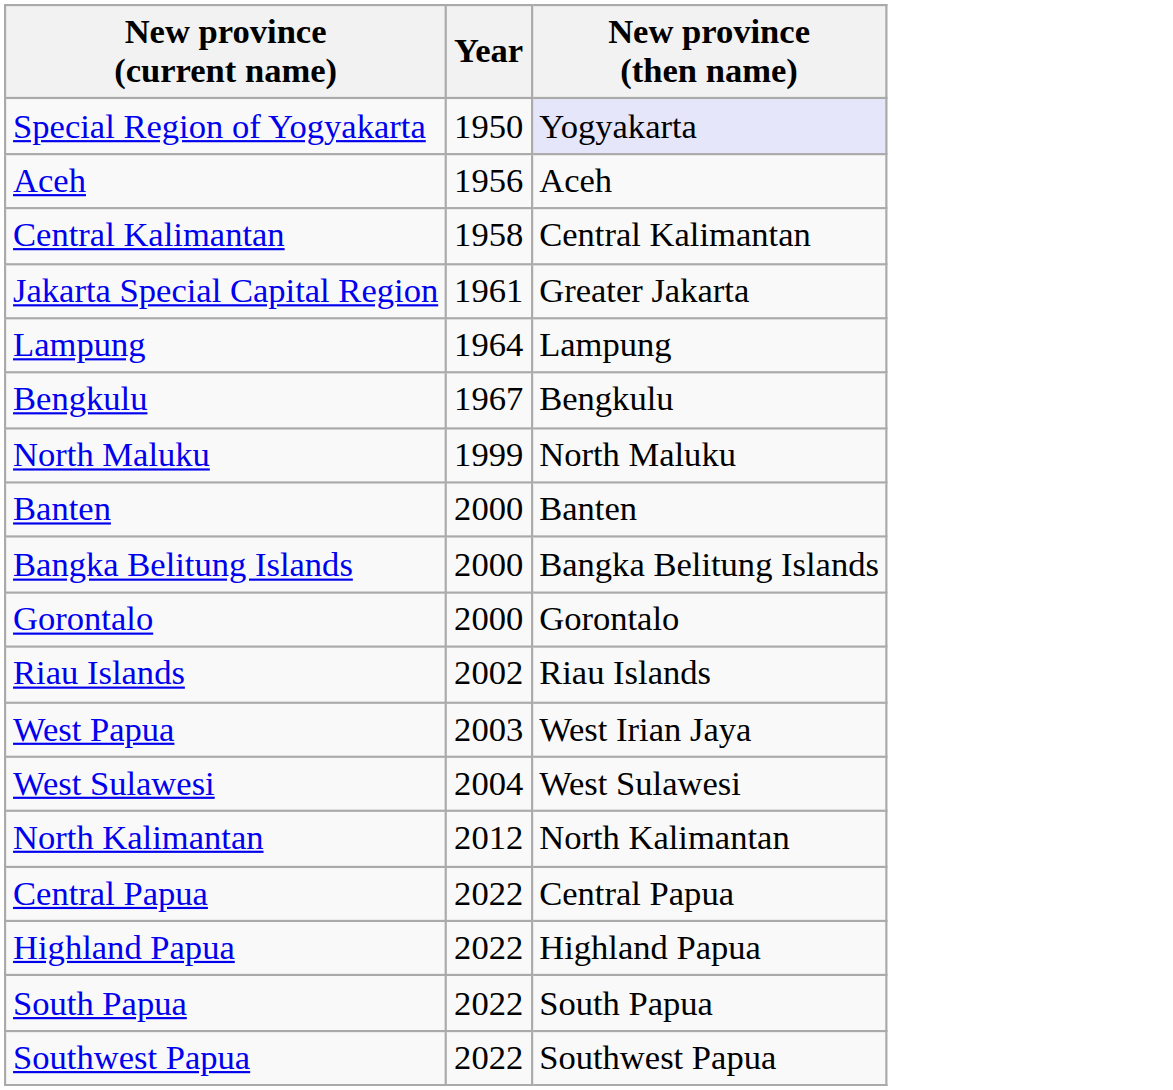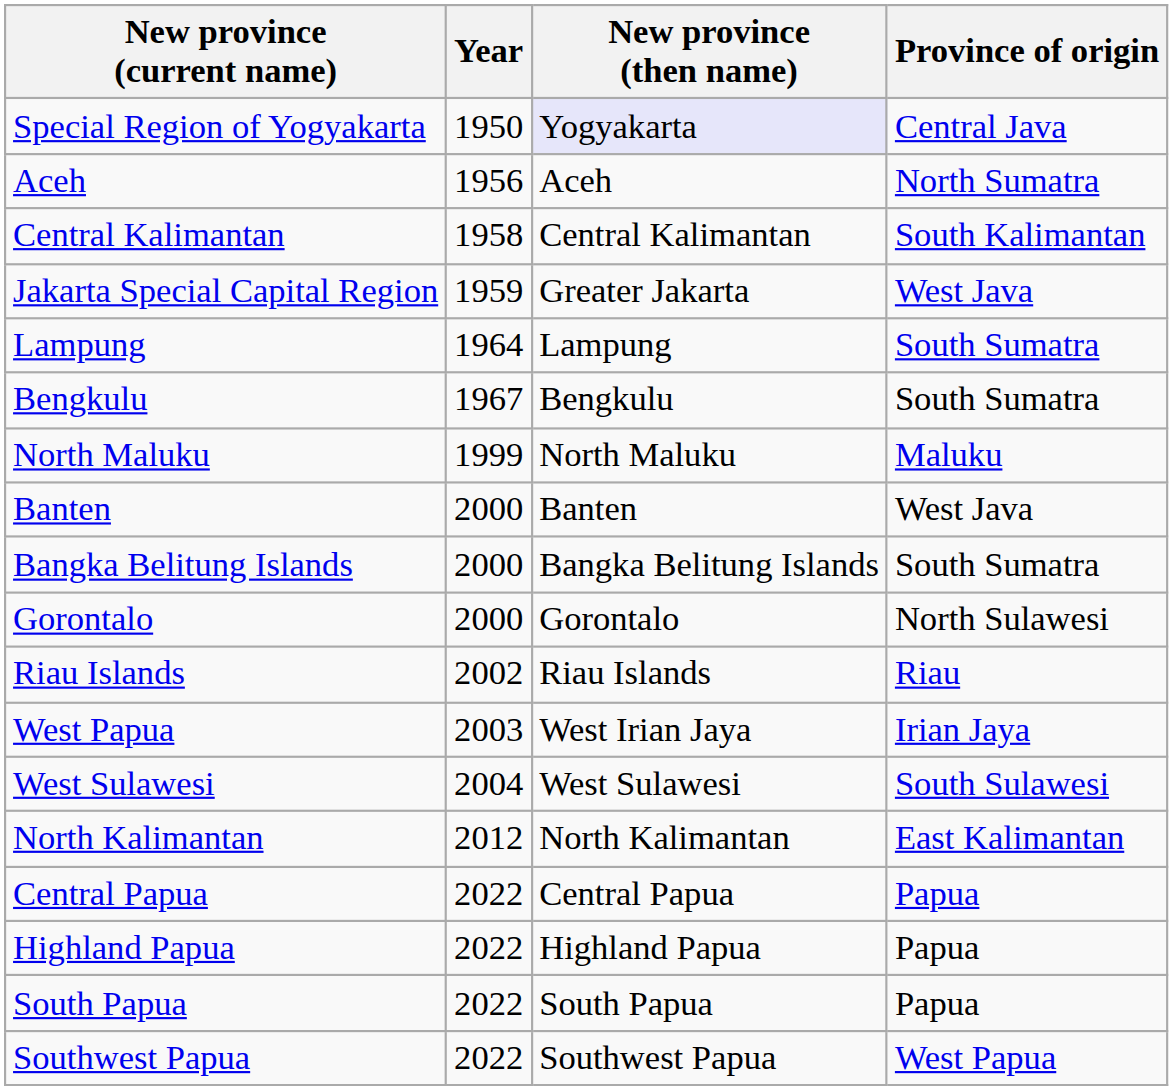+ column: (1027, 51)
(489, 290) 1961 -> (489, 290) 1959
